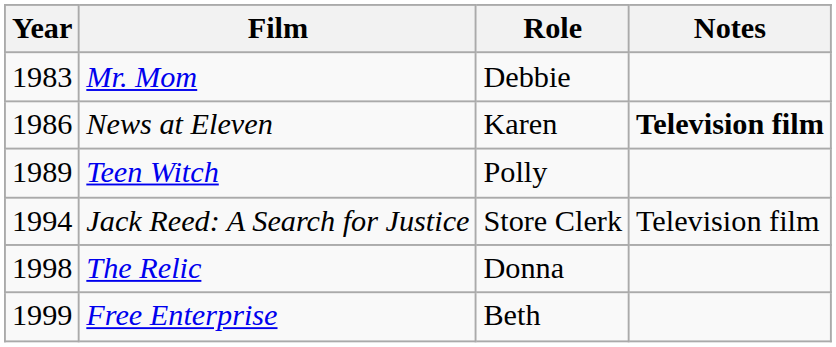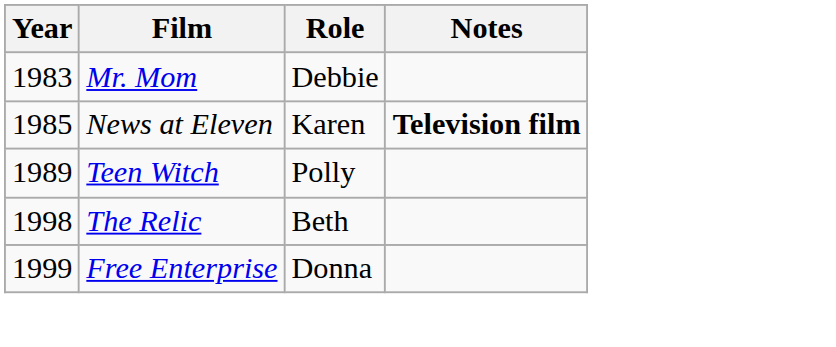(42, 124) 1986 -> (42, 124) 1985
- row: (278, 220)
(524, 268) Donna -> (320, 220) Beth
(512, 316) Beth -> (332, 268) Donna
